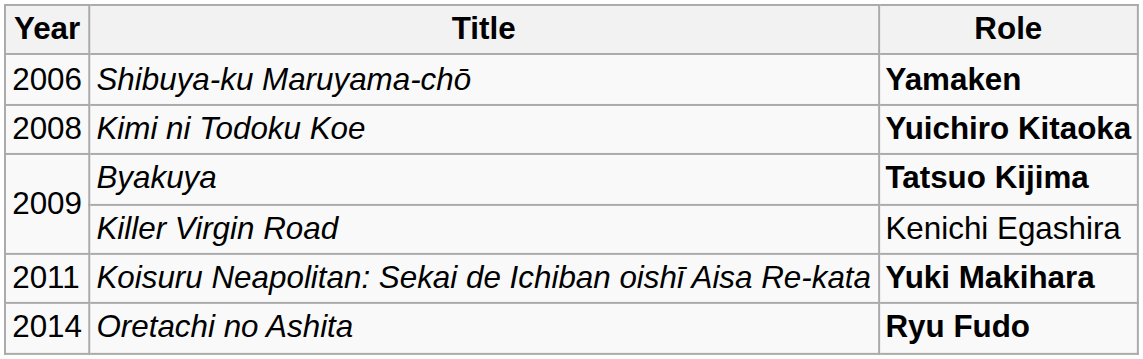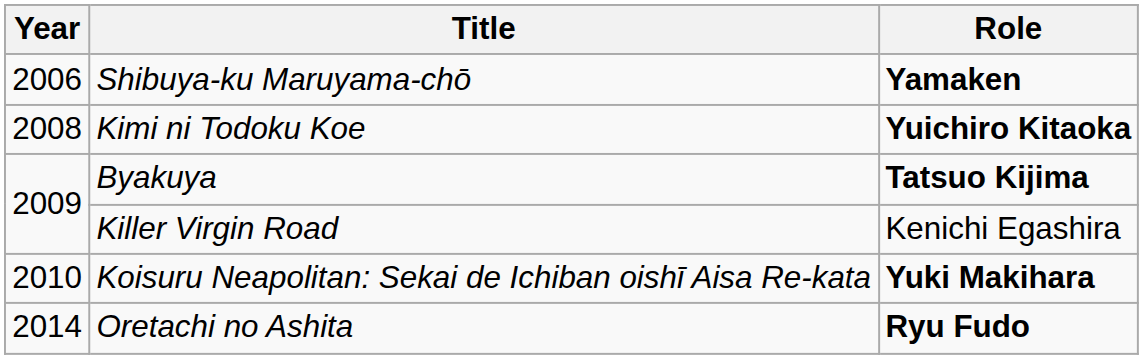(46, 278) 2011 -> (47, 278) 2010
